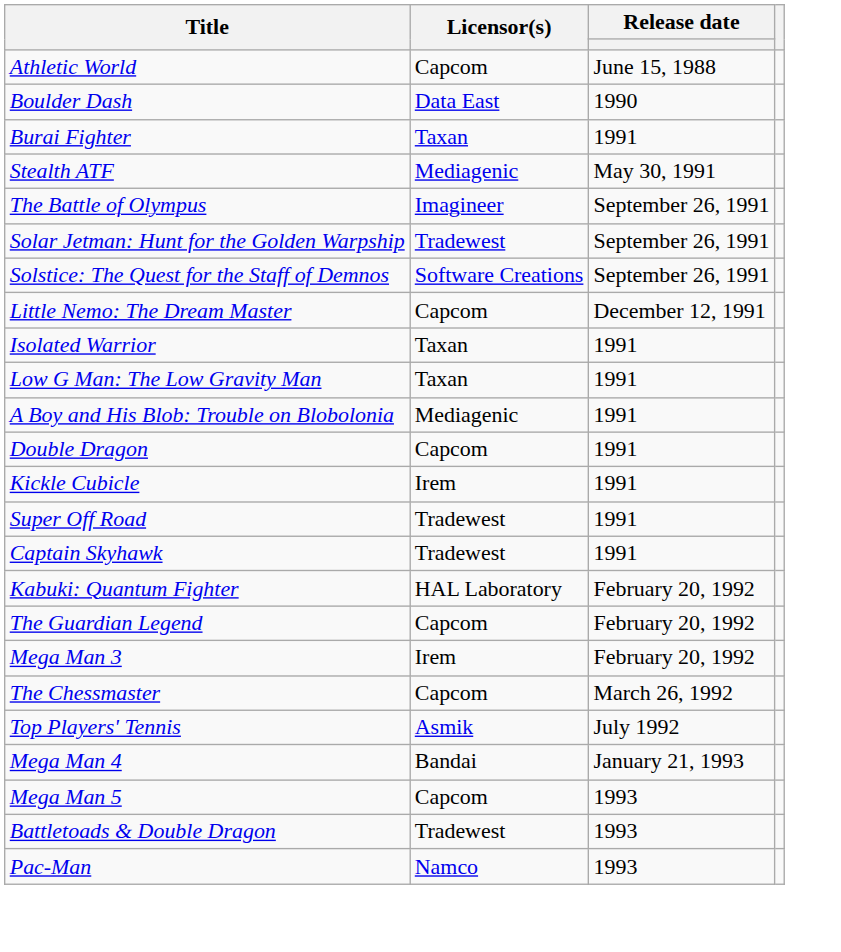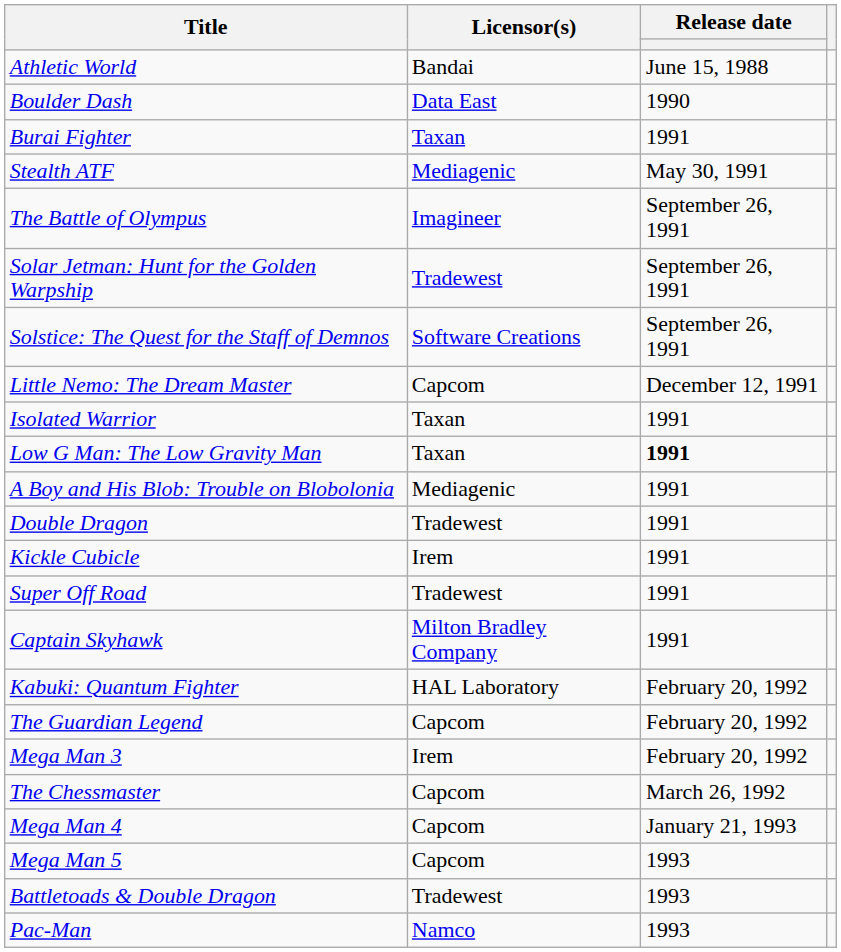(451, 66) Capcom -> (443, 66) Bandai
(615, 379) normal -> (668, 453) bold
(451, 449) Capcom -> (457, 523) Tradewest
(460, 553) Tradewest -> (479, 639) Milton Bradley Company
- row: (95, 727)
(446, 762) Bandai -> (448, 825) Capcom
